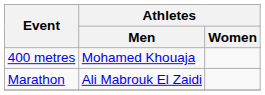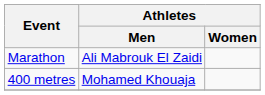rows swapped: (41, 58) <-> (36, 80)
